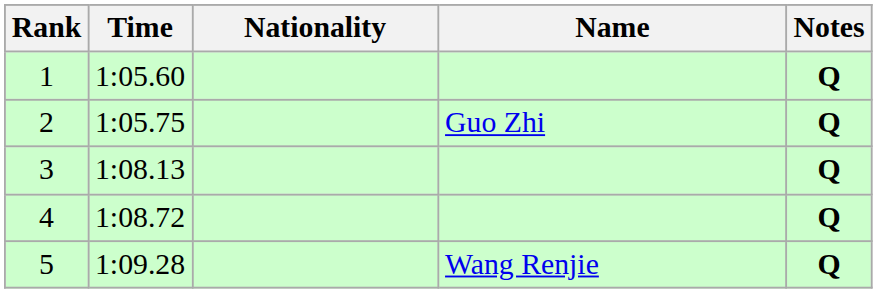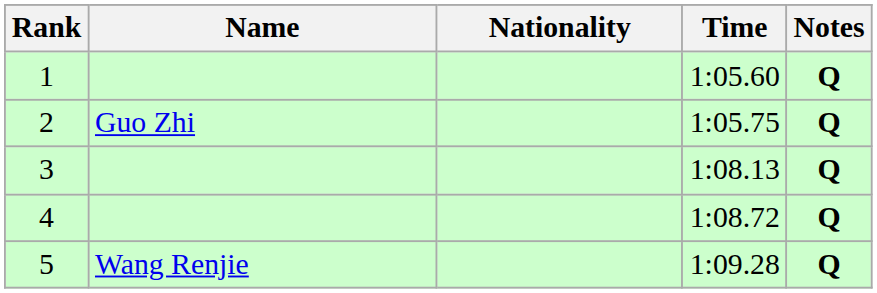columns swapped: (612, 28) <-> (140, 28)
